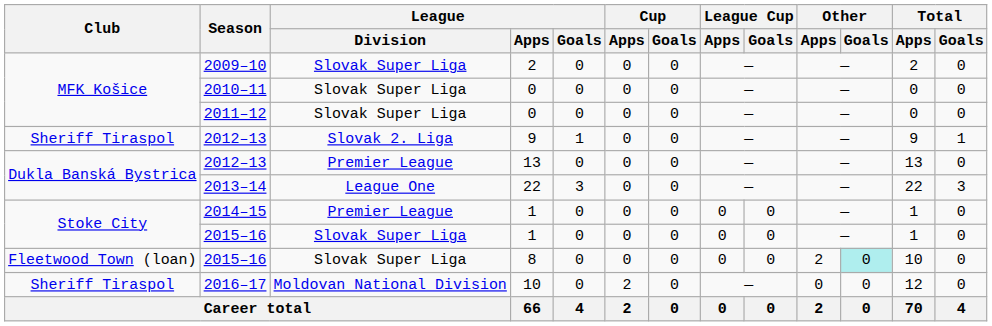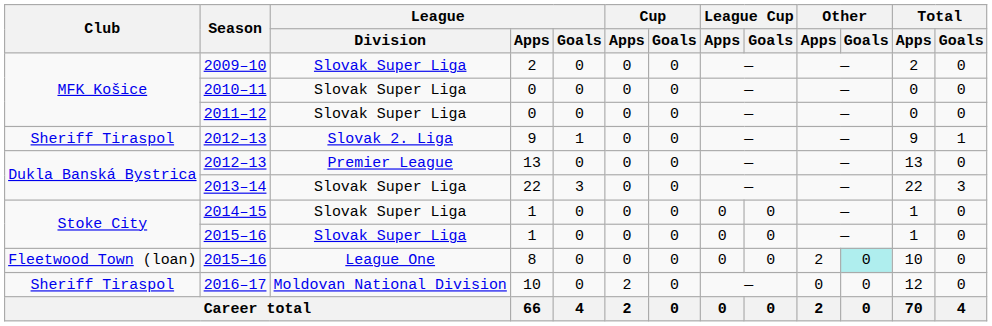(390, 187) League One -> (390, 187) Slovak Super Liga
(390, 212) Premier League -> (390, 212) Slovak Super Liga
(390, 260) Slovak Super Liga -> (390, 260) League One
